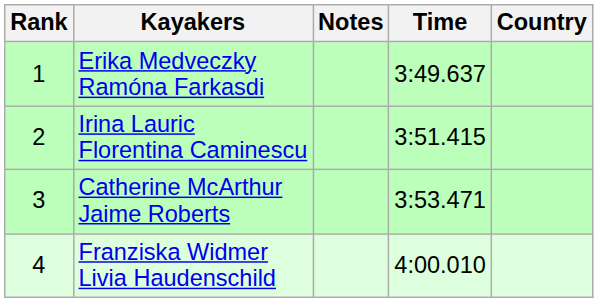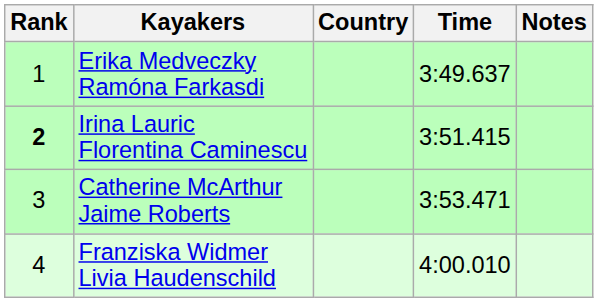columns swapped: (542, 23) <-> (351, 23)
(39, 137) normal -> (39, 137) bold
